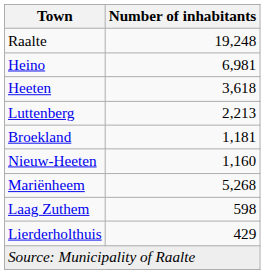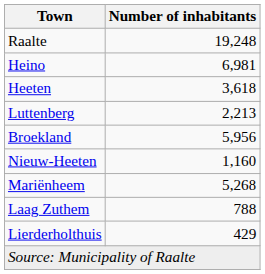(239, 137) 1,181 -> (239, 137) 5,956
(245, 209) 598 -> (245, 209) 788
